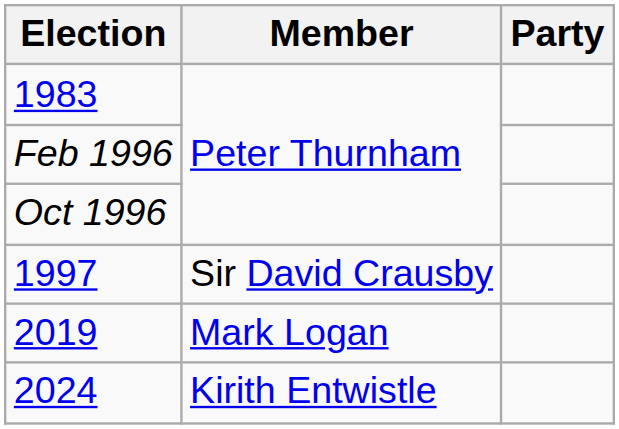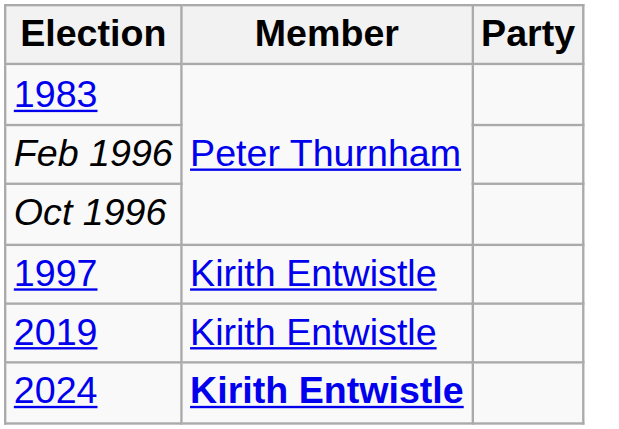(342, 272) Sir David Crausby -> (313, 272) Kirith Entwistle
(289, 332) Mark Logan -> (313, 332) Kirith Entwistle
(313, 392) normal -> (327, 392) bold
